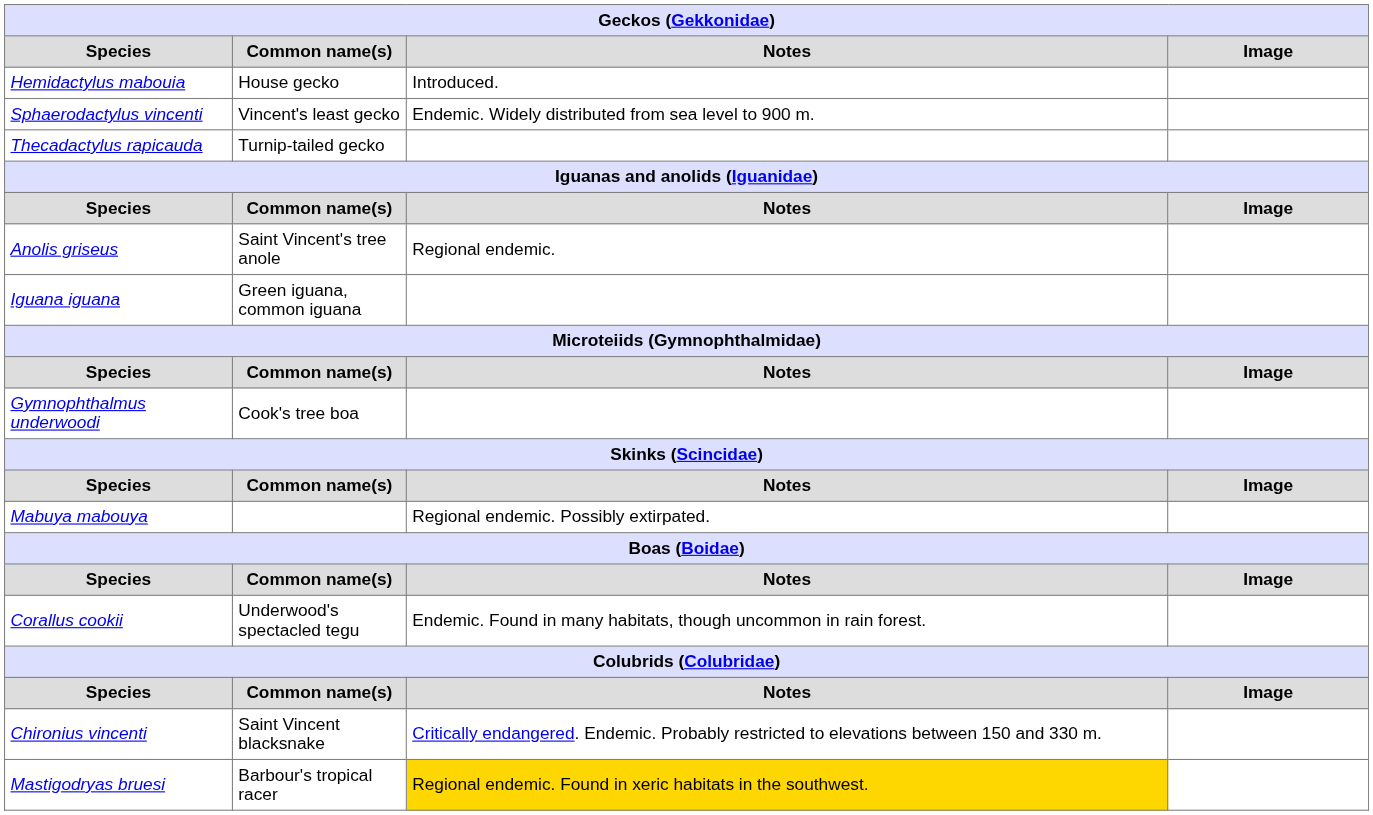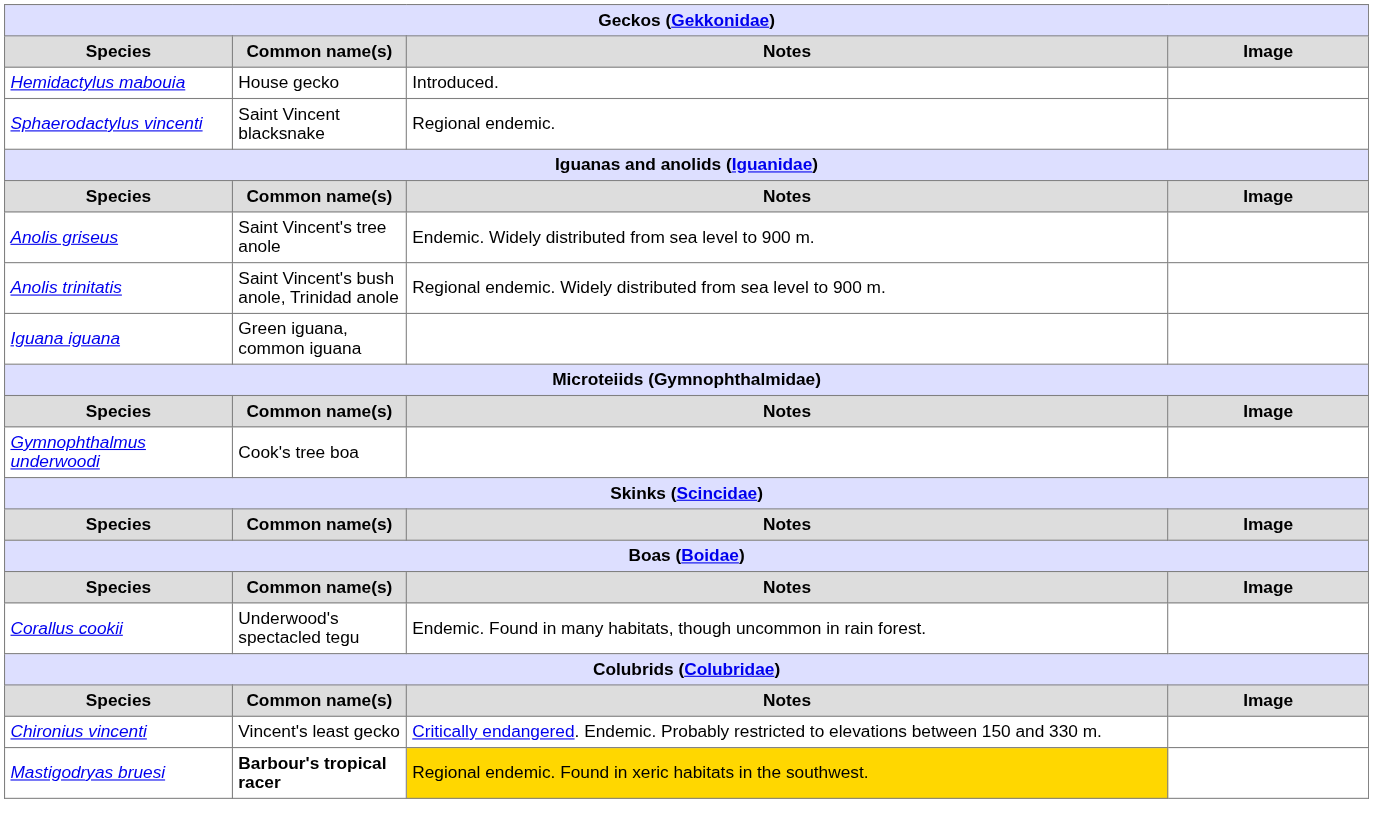(319, 114) Vincent's least gecko -> (289, 123) Saint Vincent blacksnake
(613, 114) Endemic. Widely distributed from sea level to 900 m. -> (484, 123) Regional endemic.
- row: (107, 145)
(484, 249) Regional endemic. -> (613, 237) Endemic. Widely distributed from sea level to 900 m.
+ row: (66, 288)
- row: (79, 516)
(289, 734) Saint Vincent blacksnake -> (319, 731) Vincent's least gecko
(305, 784) normal -> (312, 772) bold
